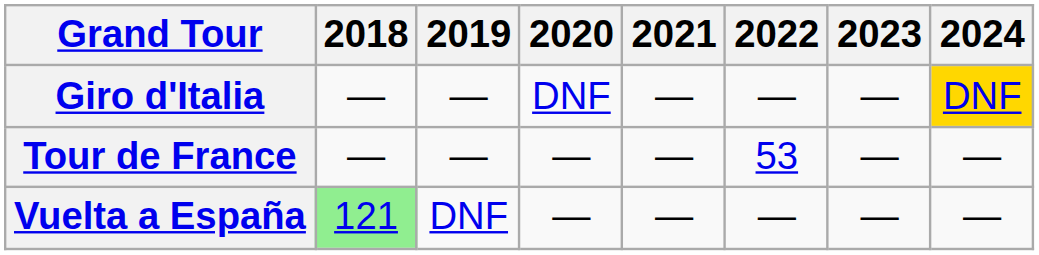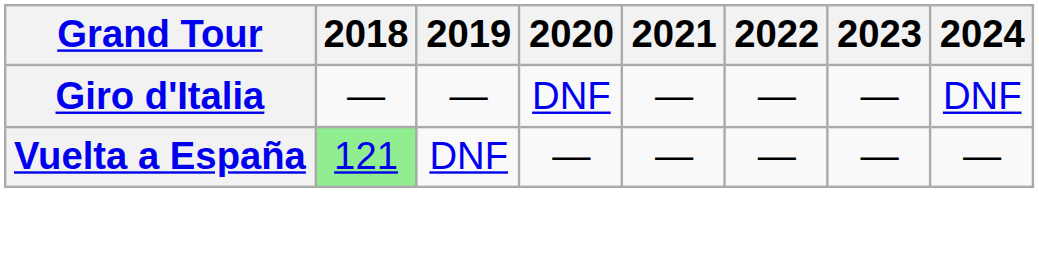(982, 95) gold background -> (982, 95) no background
- row: (160, 156)
